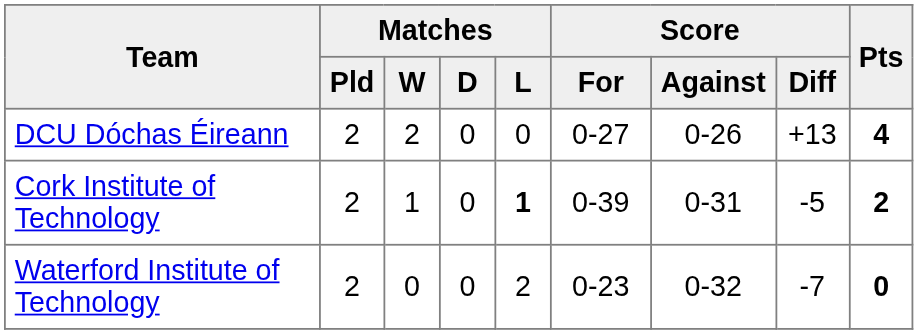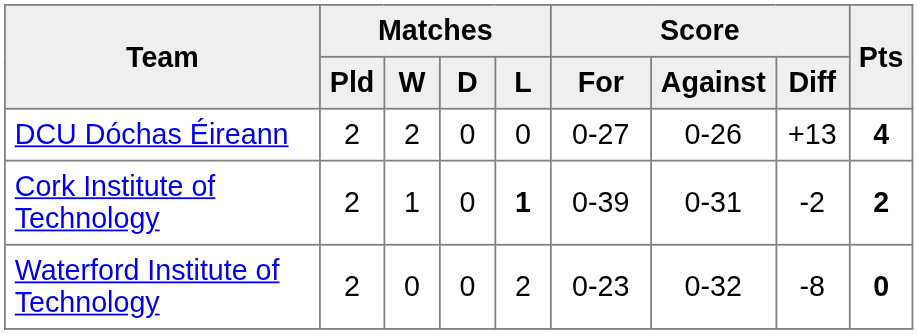(812, 202) -5 -> (812, 202) -2
(812, 286) -7 -> (812, 286) -8
